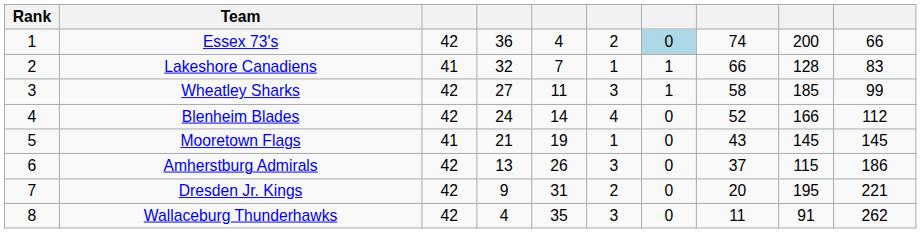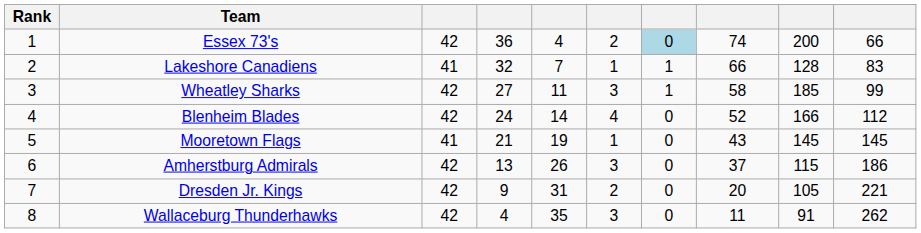(806, 191) 195 -> (806, 191) 105
